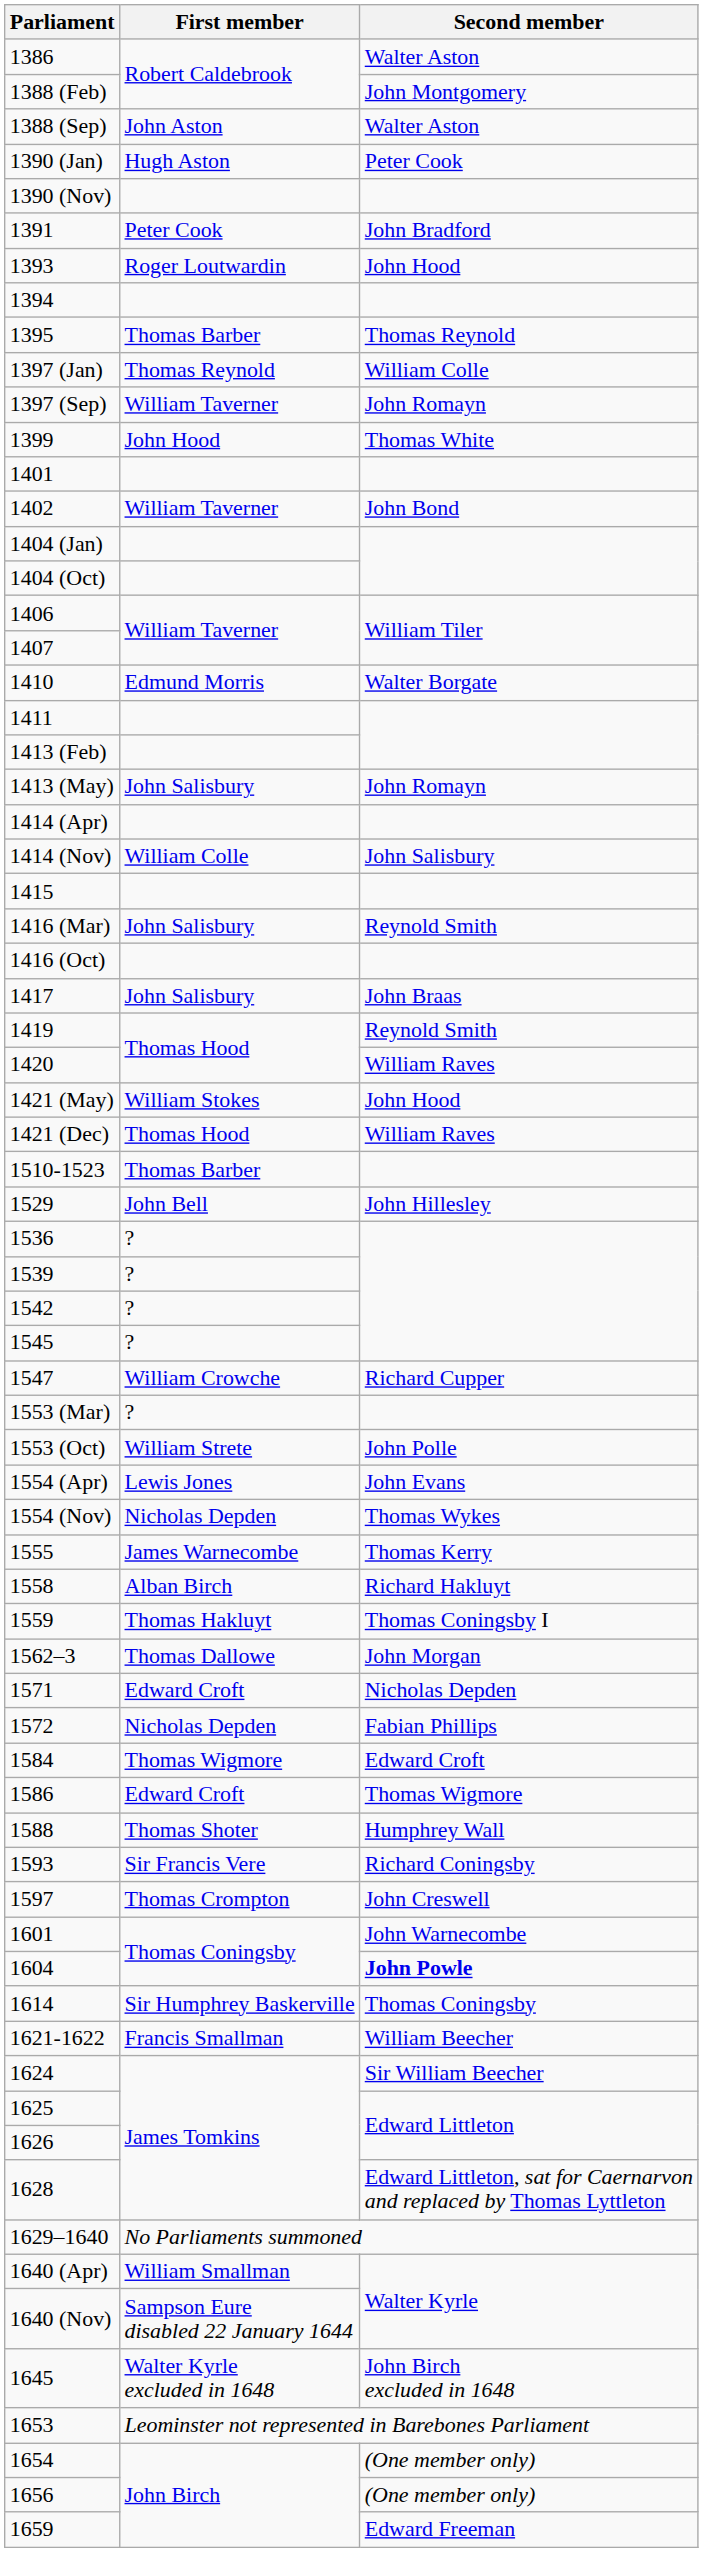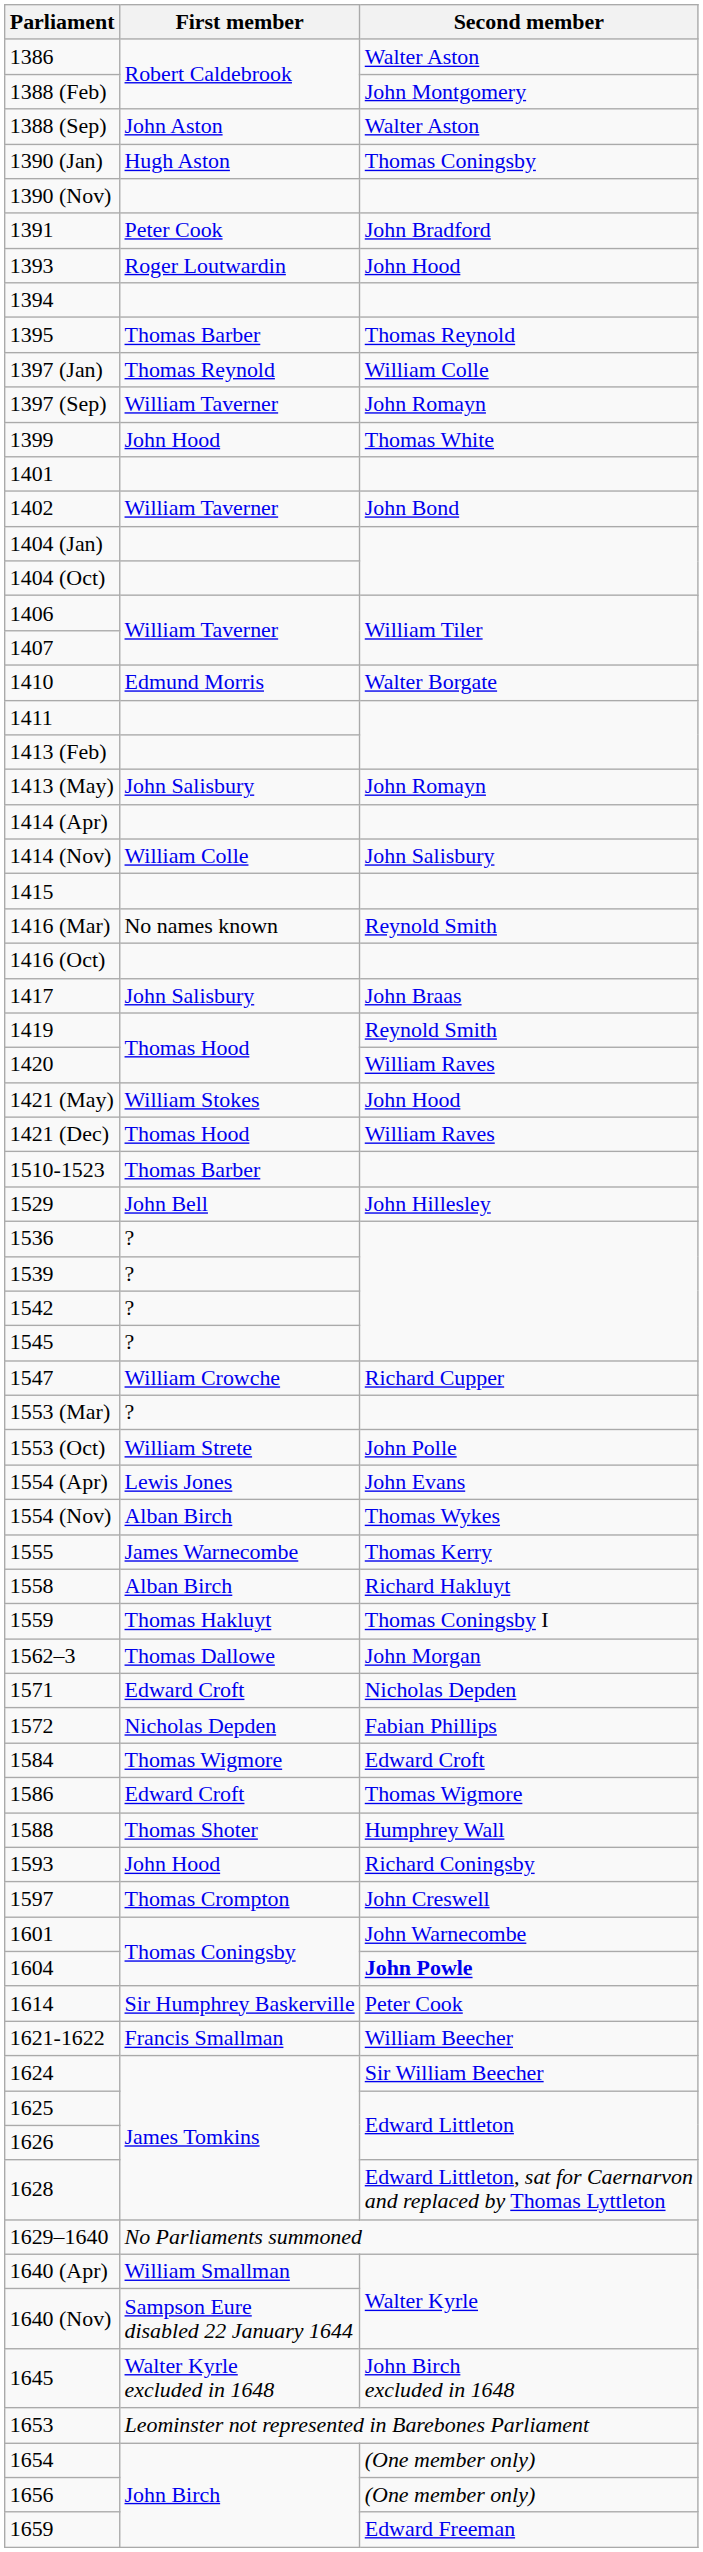(414, 160) Peter Cook -> (450, 160) Thomas Coningsby
(189, 925) John Salisbury -> (201, 925) No names known
(200, 1516) Nicholas Depden -> (178, 1516) Alban Birch
(195, 1864) Sir Francis Vere -> (172, 1864) John Hood
(450, 2003) Thomas Coningsby -> (414, 2003) Peter Cook
